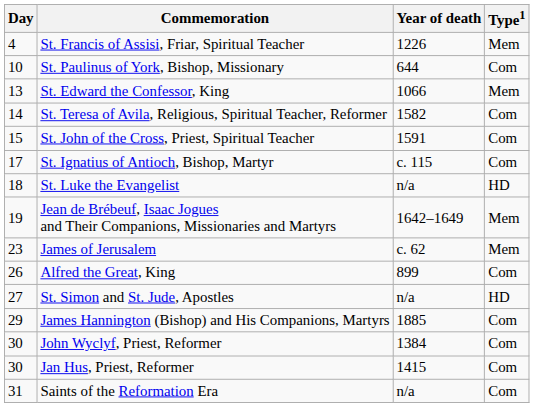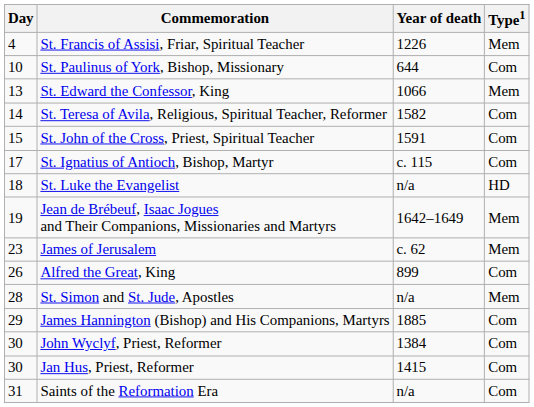(15, 296) 27 -> (15, 296) 28
(499, 296) HD -> (504, 296) Mem
